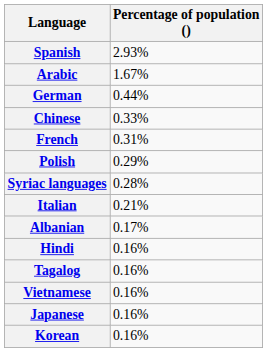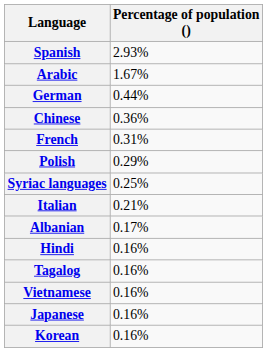(131, 118) 0.33% -> (131, 118) 0.36%
(131, 183) 0.28% -> (131, 183) 0.25%
